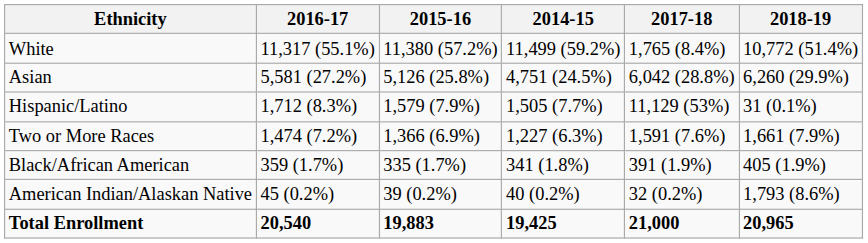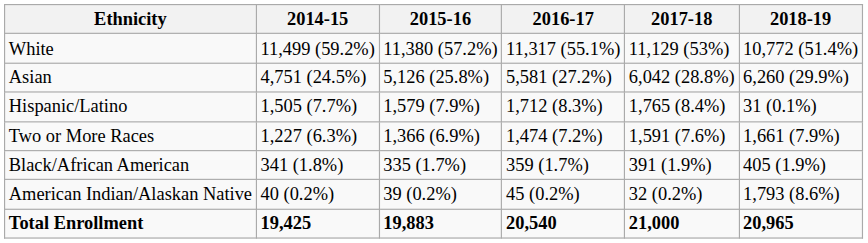columns swapped: (563, 19) <-> (318, 19)
(677, 48) 1,765 (8.4%) -> (679, 48) 11,129 (53%)
(679, 106) 11,129 (53%) -> (677, 106) 1,765 (8.4%)
